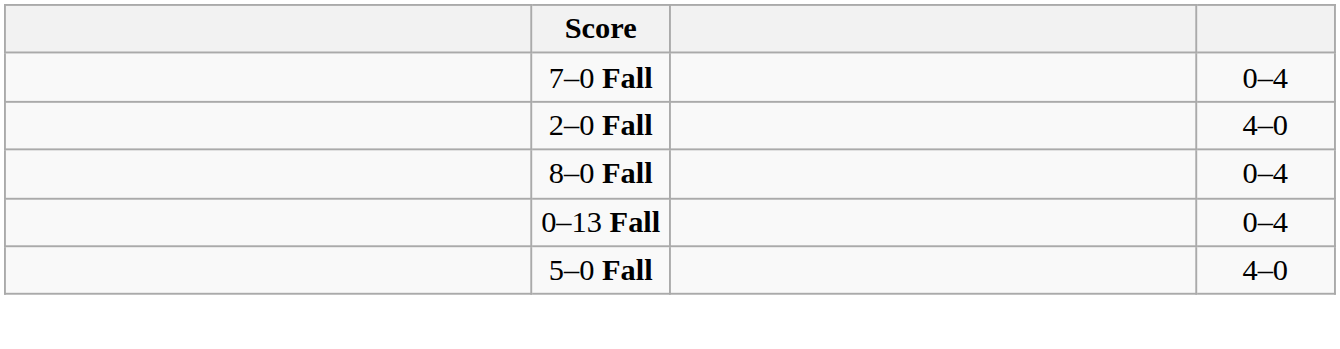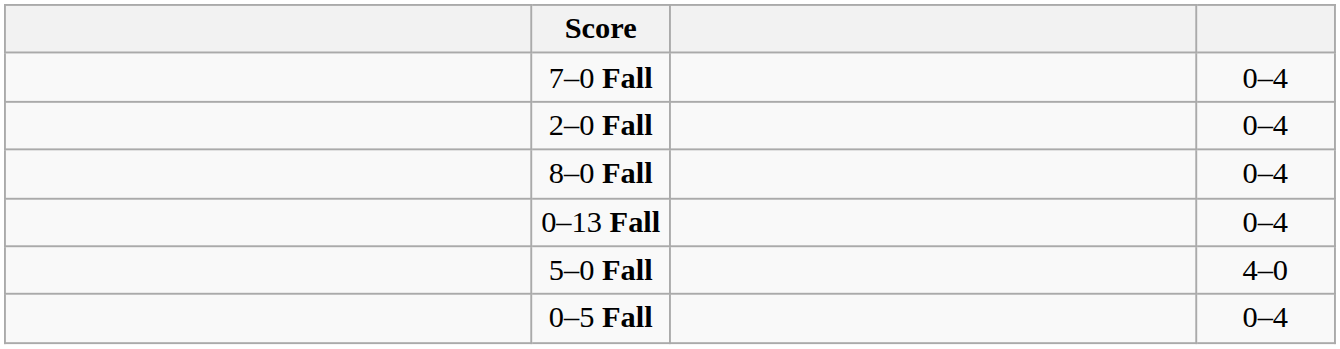(1265, 125) 4–0 -> (1265, 125) 0–4
+ row: (601, 317)
